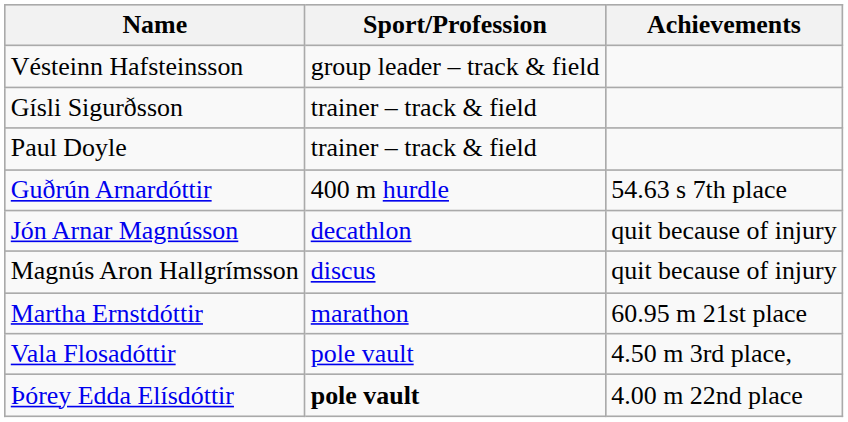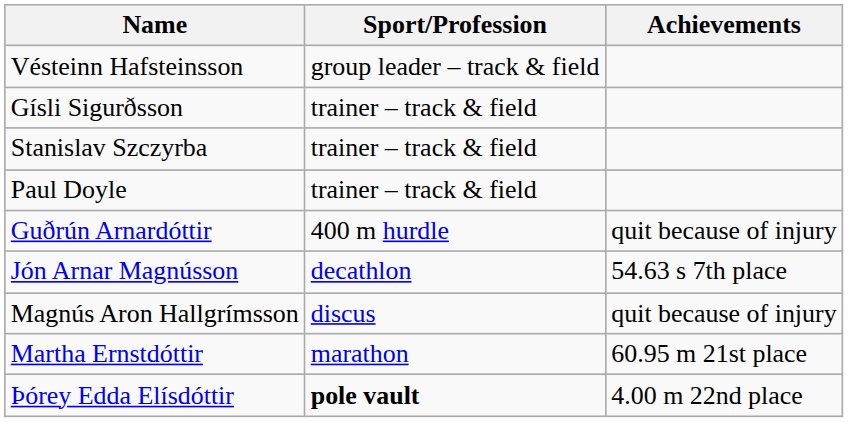+ row: (109, 148)
(699, 189) 54.63 s 7th place -> (724, 230) quit because of injury
(724, 230) quit because of injury -> (699, 271) 54.63 s 7th place
- row: (93, 353)
